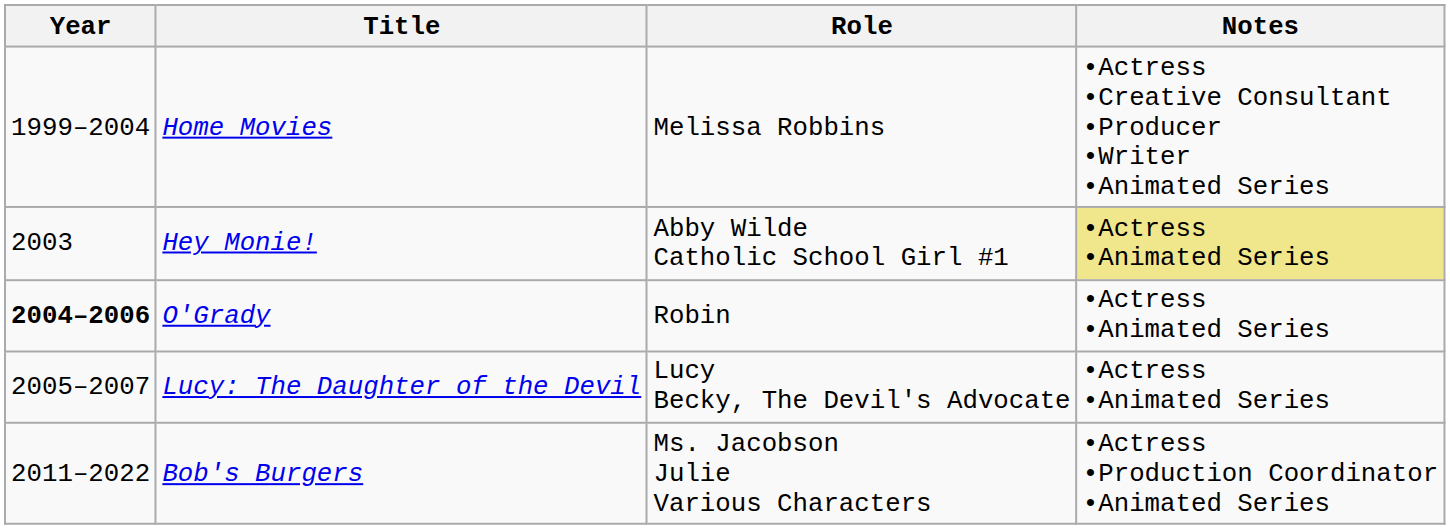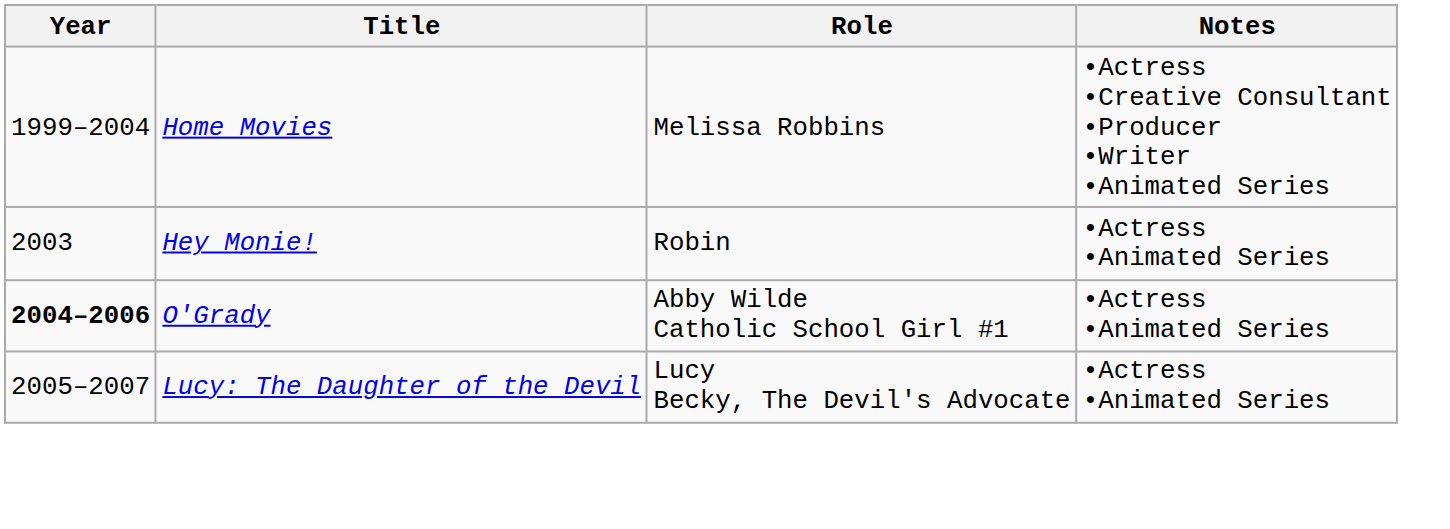(831, 244) Abby Wilde Catholic School Girl #1 -> (692, 244) Robin
(1206, 244) khaki background -> (1206, 244) no background
(692, 315) Robin -> (831, 315) Abby Wilde Catholic School Girl #1
- row: (263, 473)
